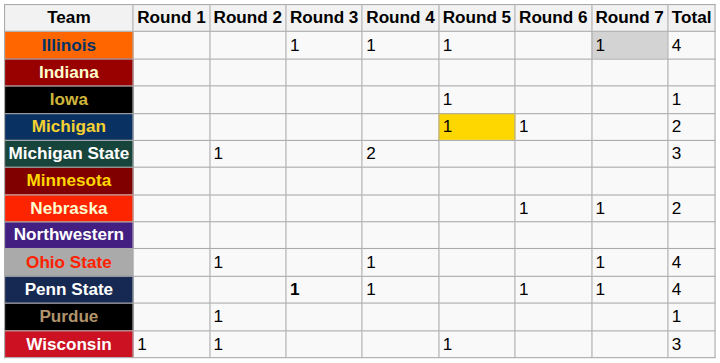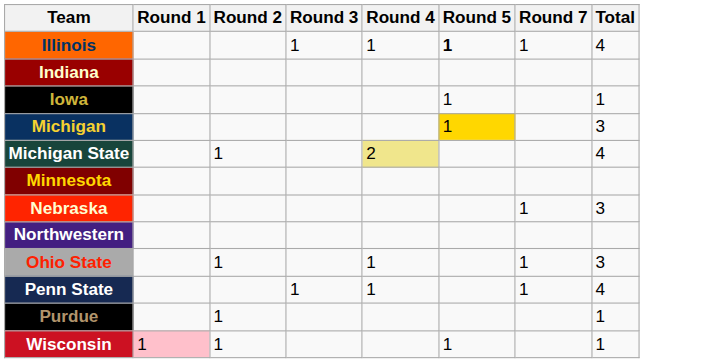- column: (553, 18)
(447, 45) normal -> (447, 45) bold
(600, 45) lightgrey background -> (524, 45) no background
(677, 126) 2 -> (600, 126) 3
(371, 153) no background -> (371, 153) khaki background
(677, 153) 3 -> (600, 153) 4
(677, 208) 2 -> (600, 208) 3
(677, 262) 4 -> (600, 262) 3
(295, 289) bold -> (295, 289) normal
(142, 343) no background -> (142, 343) pink background
(677, 343) 3 -> (600, 343) 1
